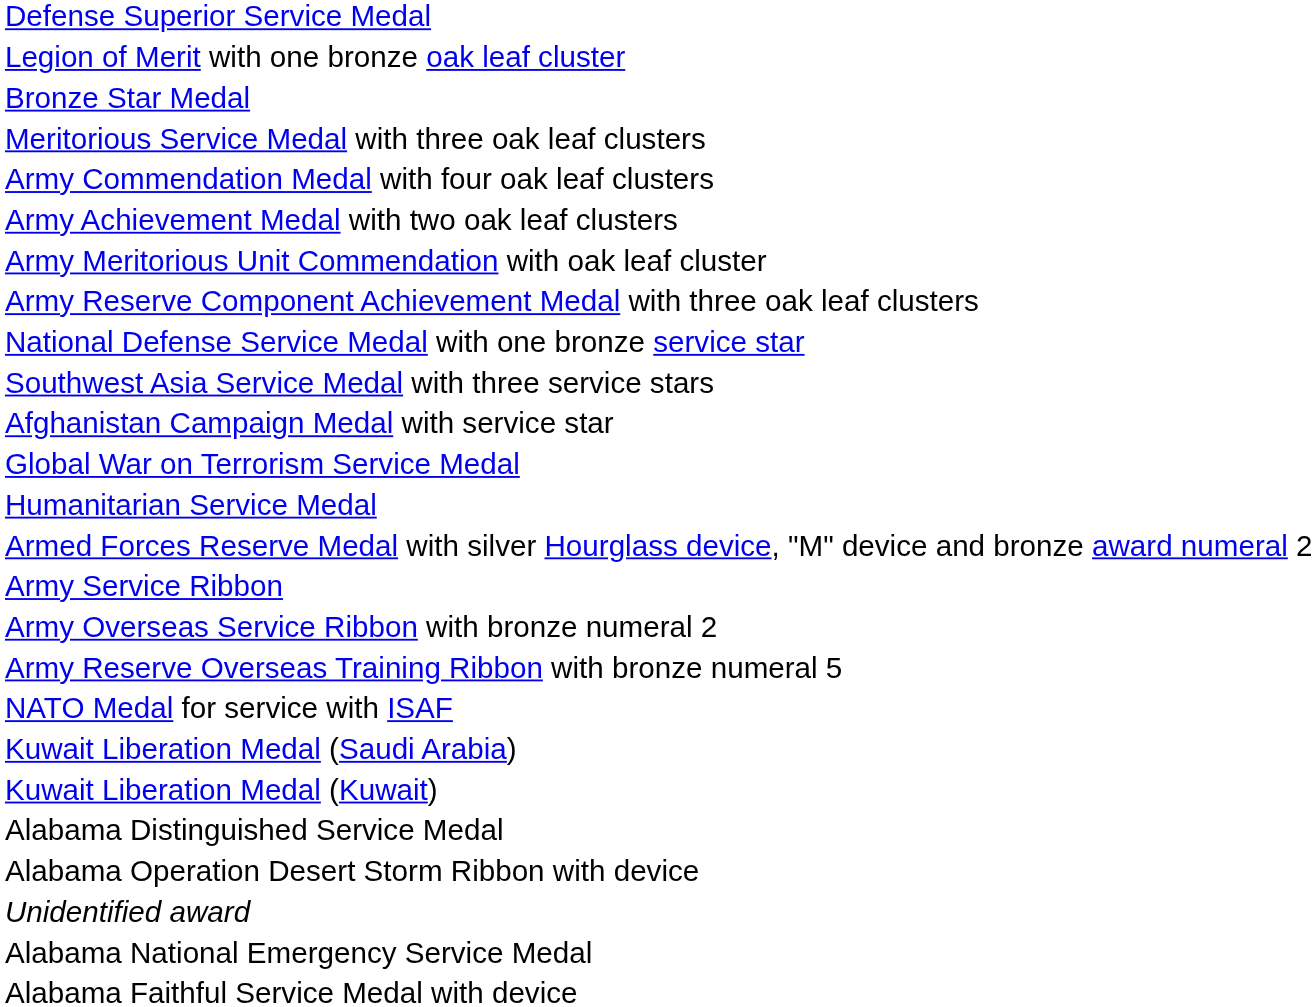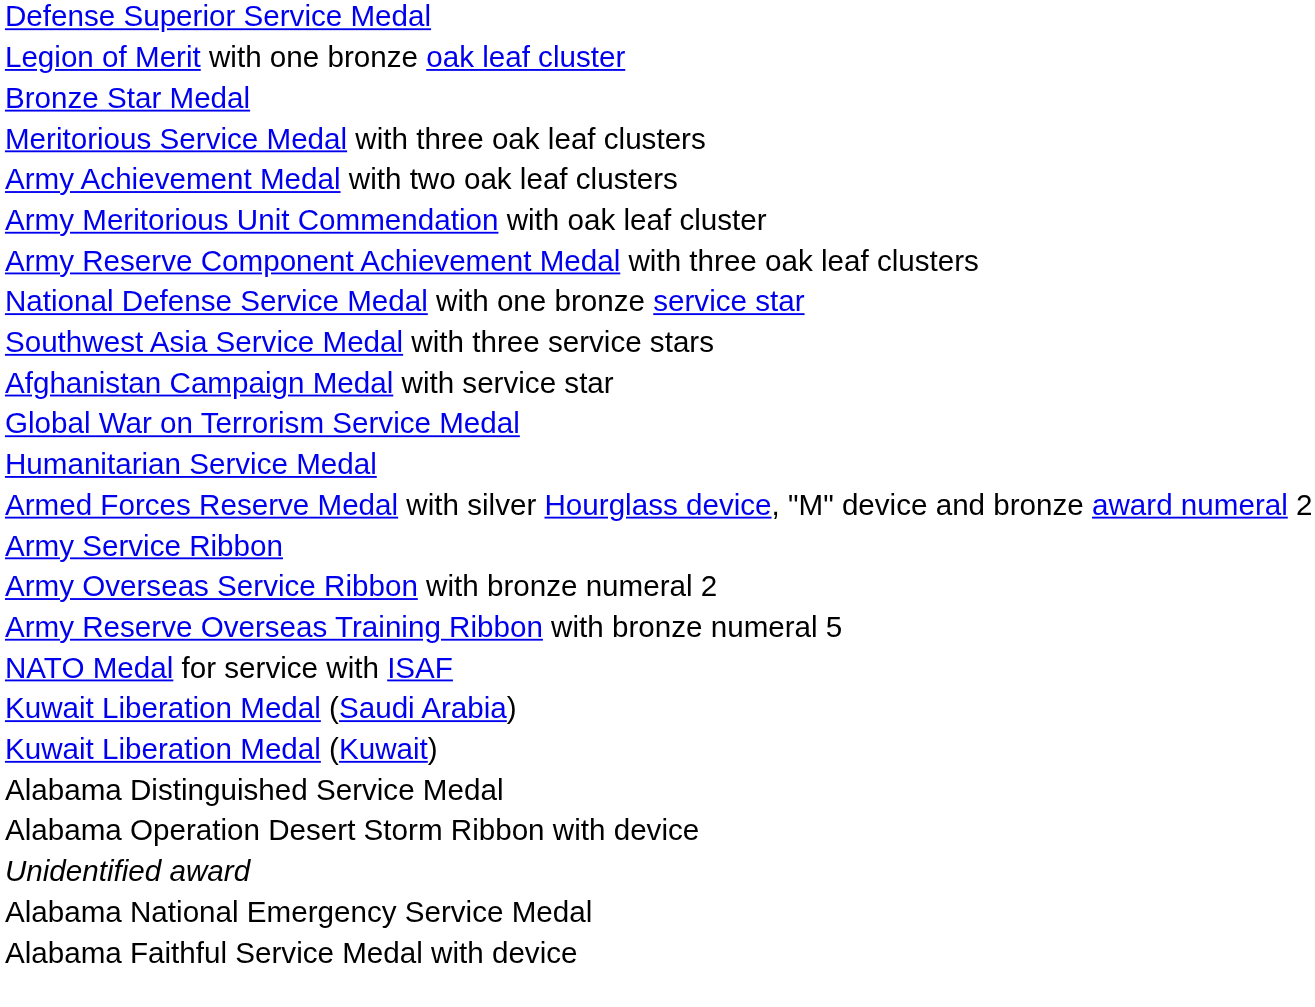- row: (359, 179)
